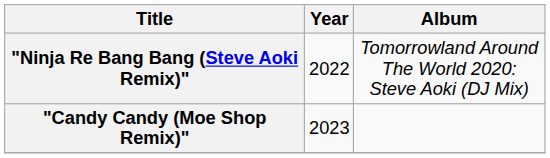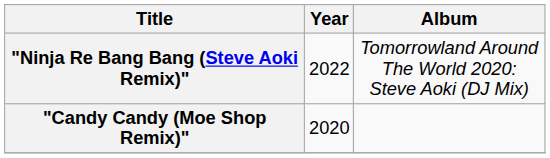(329, 128) 2023 -> (329, 128) 2020
